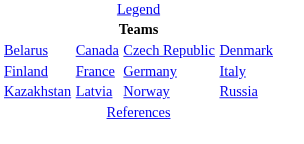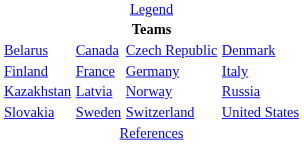+ row: (29, 112)
